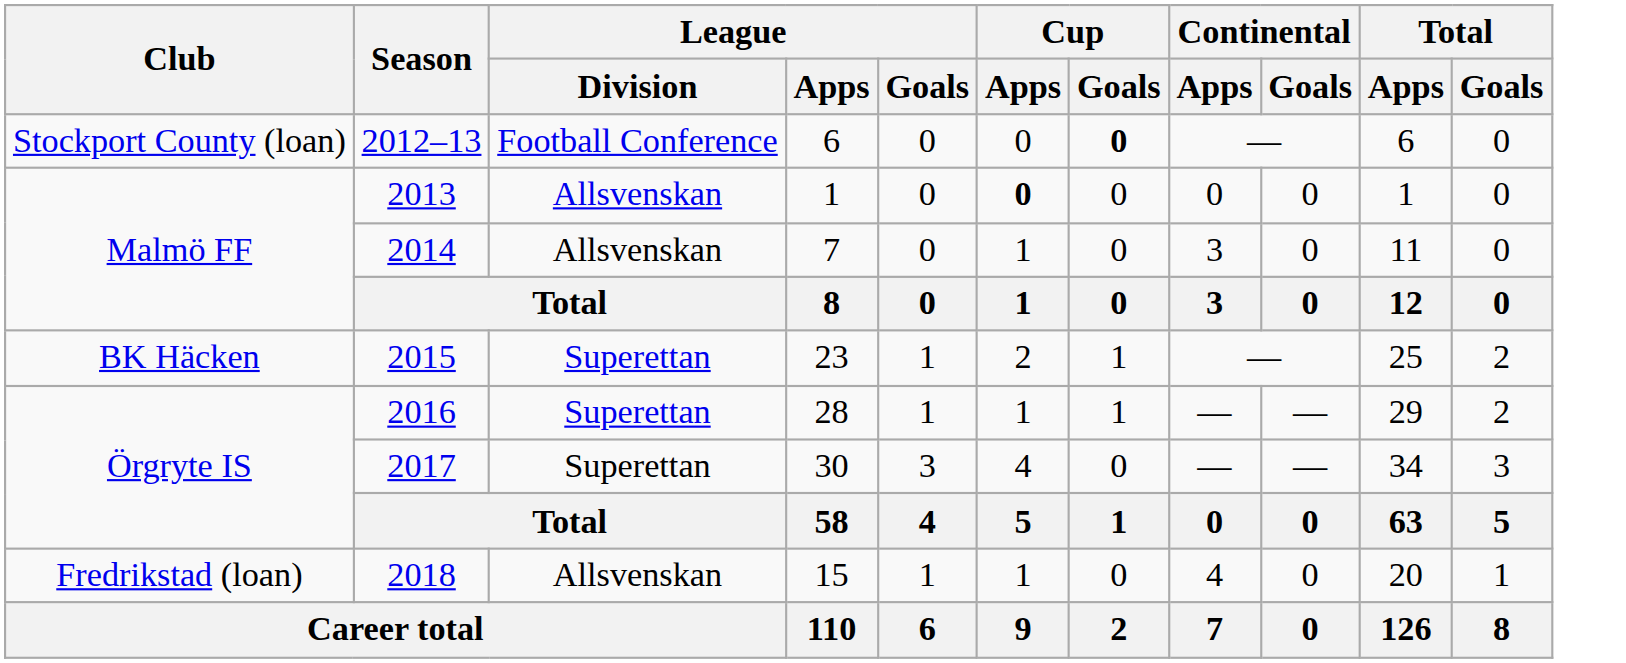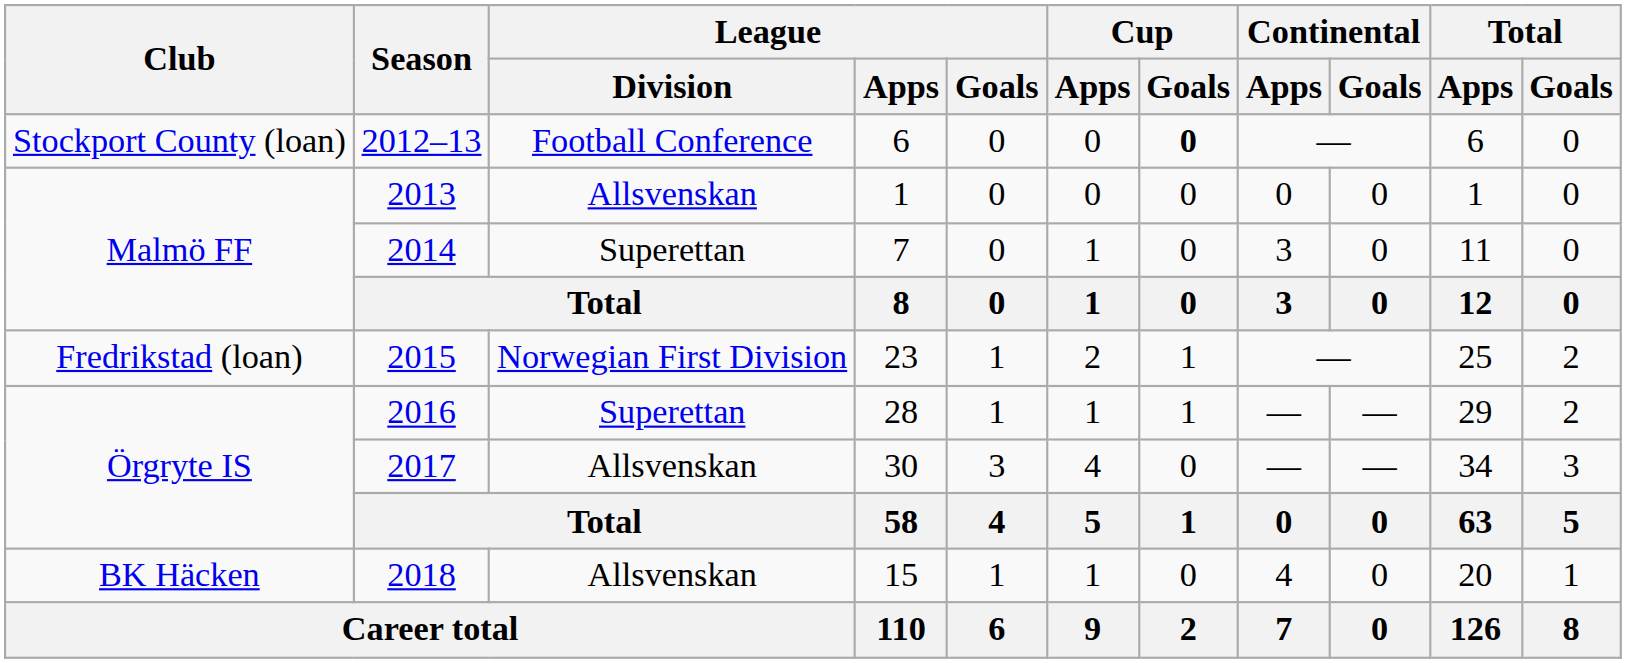(1023, 194) bold -> (1092, 194) normal
(637, 248) Allsvenskan -> (672, 248) Superettan
(179, 357) BK Häcken -> (179, 357) Fredrikstad (loan)
(637, 357) Superettan -> (672, 357) Norwegian First Division
(637, 466) Superettan -> (672, 466) Allsvenskan
(179, 574) Fredrikstad (loan) -> (179, 574) BK Häcken
